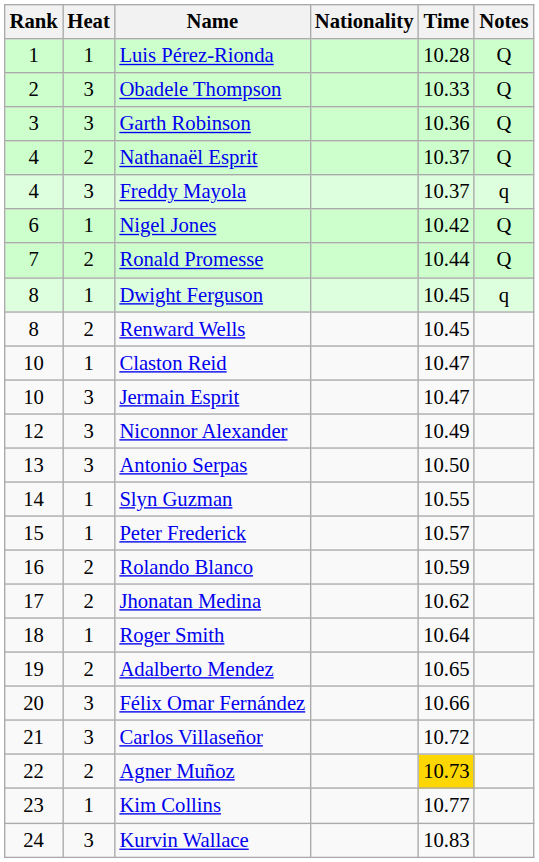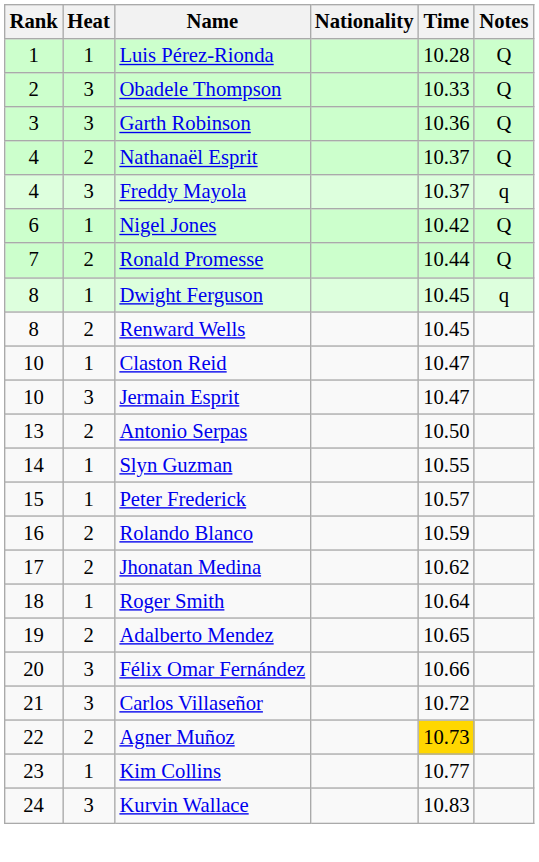- row: (203, 430)
(89, 464) 3 -> (89, 430) 2
